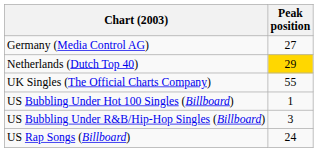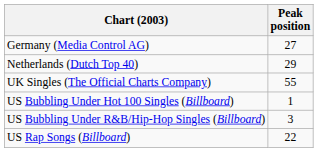(290, 63) gold background -> (290, 63) no background
(290, 138) 24 -> (290, 138) 22
